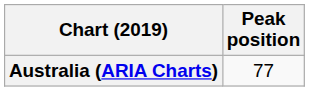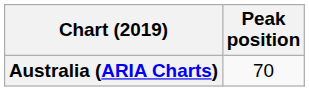(263, 70) 77 -> (263, 70) 70
